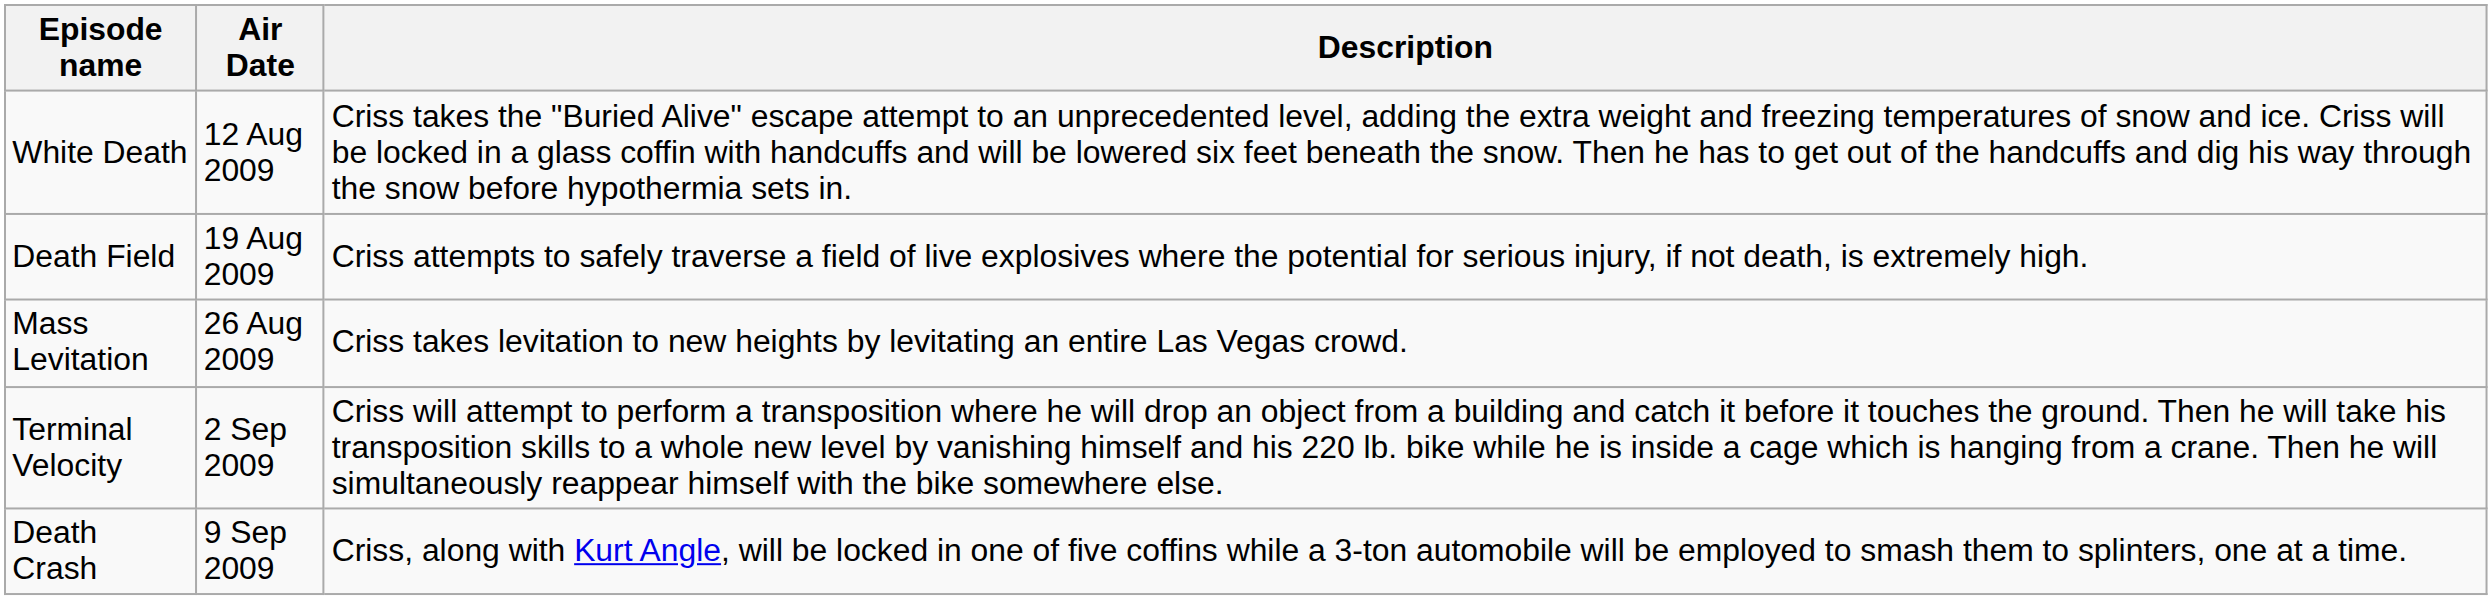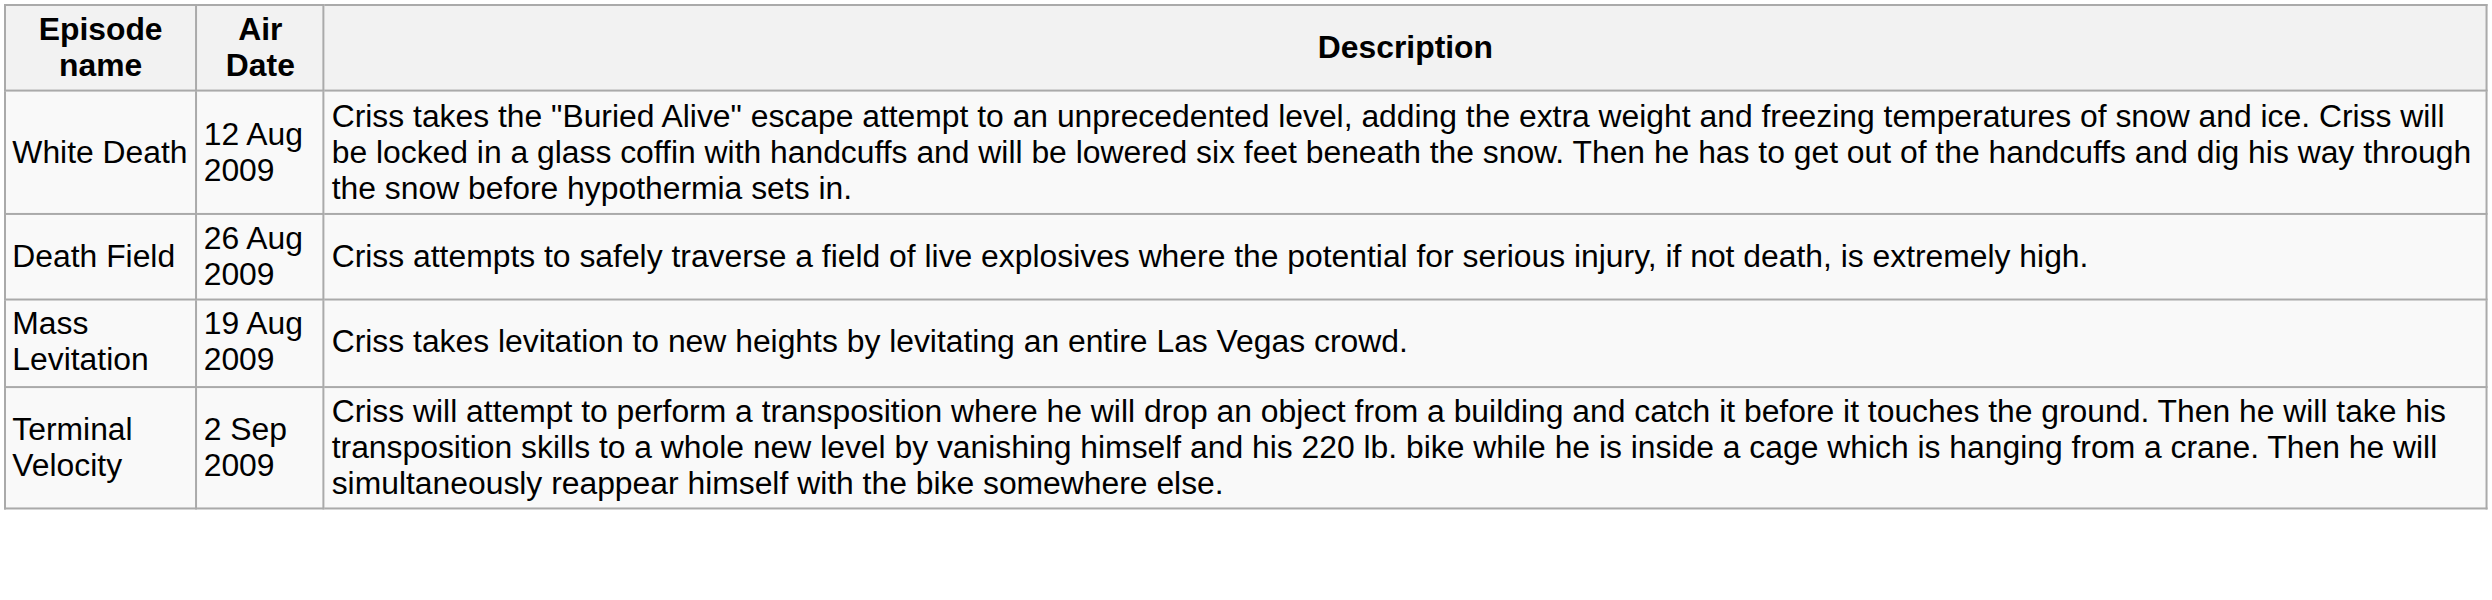(253, 256) 19 Aug 2009 -> (253, 256) 26 Aug 2009
(253, 342) 26 Aug 2009 -> (253, 342) 19 Aug 2009
- row: (55, 550)
